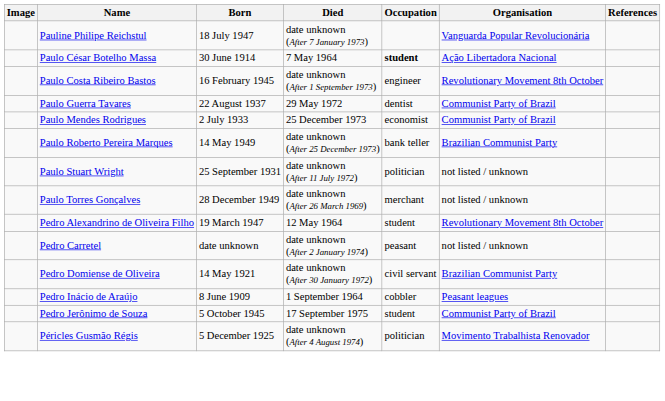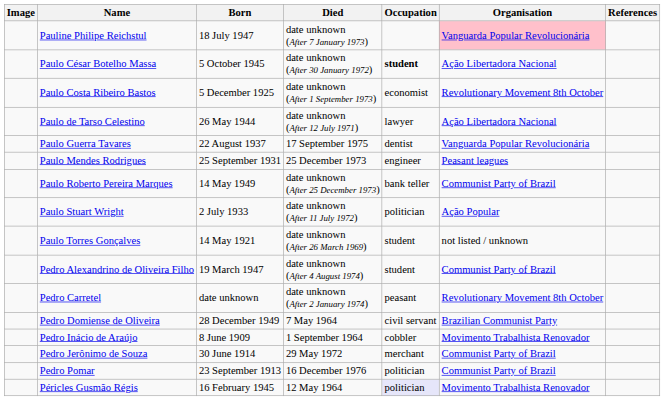(516, 35) no background -> (516, 35) pink background
(227, 58) 30 June 1914 -> (232, 64) 5 October 1945
(311, 58) 7 May 1964 -> (329, 64) date unknown (After 30 January 1972)
(236, 80) 16 February 1945 -> (236, 92) 5 December 1925
(403, 80) engineer -> (406, 92) economist
+ row: (92, 121)
(314, 103) 29 May 1972 -> (327, 144) 17 September 1975
(499, 103) Communist Party of Brazil -> (516, 144) Vanguarda Popular Revolucionária
(224, 120) 2 July 1933 -> (240, 160) 25 September 1931
(406, 120) economist -> (403, 160) engineer
(499, 120) Communist Party of Brazil -> (475, 160) Peasant leagues
(499, 143) Brazilian Communist Party -> (499, 183) Communist Party of Brazil
(240, 171) 25 September 1931 -> (224, 212) 2 July 1933
(485, 171) not listed / unknown -> (471, 212) Ação Popular
(239, 200) 28 December 1949 -> (227, 240) 14 May 1921
(404, 200) merchant -> (400, 240) student
(314, 223) 12 May 1964 -> (325, 269) date unknown (After 4 August 1974)
(522, 223) Revolutionary Movement 8th October -> (499, 269) Communist Party of Brazil
(485, 245) not listed / unknown -> (522, 298) Revolutionary Movement 8th October
(227, 274) 14 May 1921 -> (239, 320) 28 December 1949
(329, 274) date unknown (After 30 January 1972) -> (311, 320) 7 May 1964
(475, 297) Peasant leagues -> (516, 337) Movimento Trabalhista Renovador
(232, 313) 5 October 1945 -> (227, 354) 30 June 1914
(327, 313) 17 September 1975 -> (314, 354) 29 May 1972
(400, 313) student -> (404, 354) merchant
+ row: (67, 371)
(236, 336) 5 December 1925 -> (236, 387) 16 February 1945
(325, 336) date unknown (After 4 August 1974) -> (314, 387) 12 May 1964
(404, 336) no background -> (404, 387) lavender background
